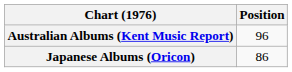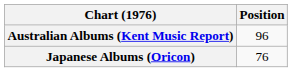(262, 56) 86 -> (262, 56) 76
